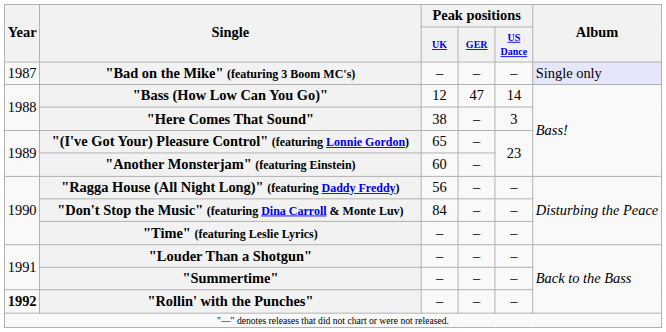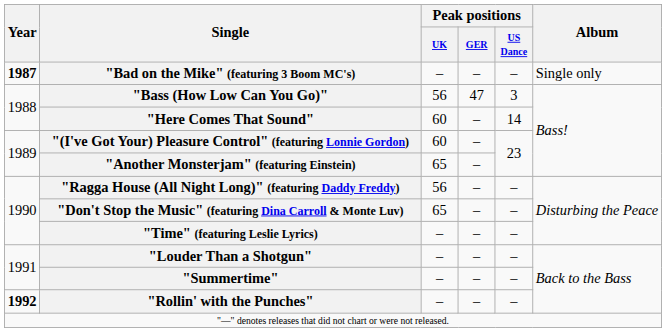(22, 73) normal -> (22, 73) bold
(569, 73) lavender background -> (569, 73) no background
(440, 96) 12 -> (440, 96) 56
(514, 96) 14 -> (514, 96) 3
(440, 118) 38 -> (440, 118) 60
(514, 118) 3 -> (514, 118) 14
(440, 141) 65 -> (440, 141) 60
(440, 164) 60 -> (440, 164) 65
(440, 210) 84 -> (440, 210) 65
